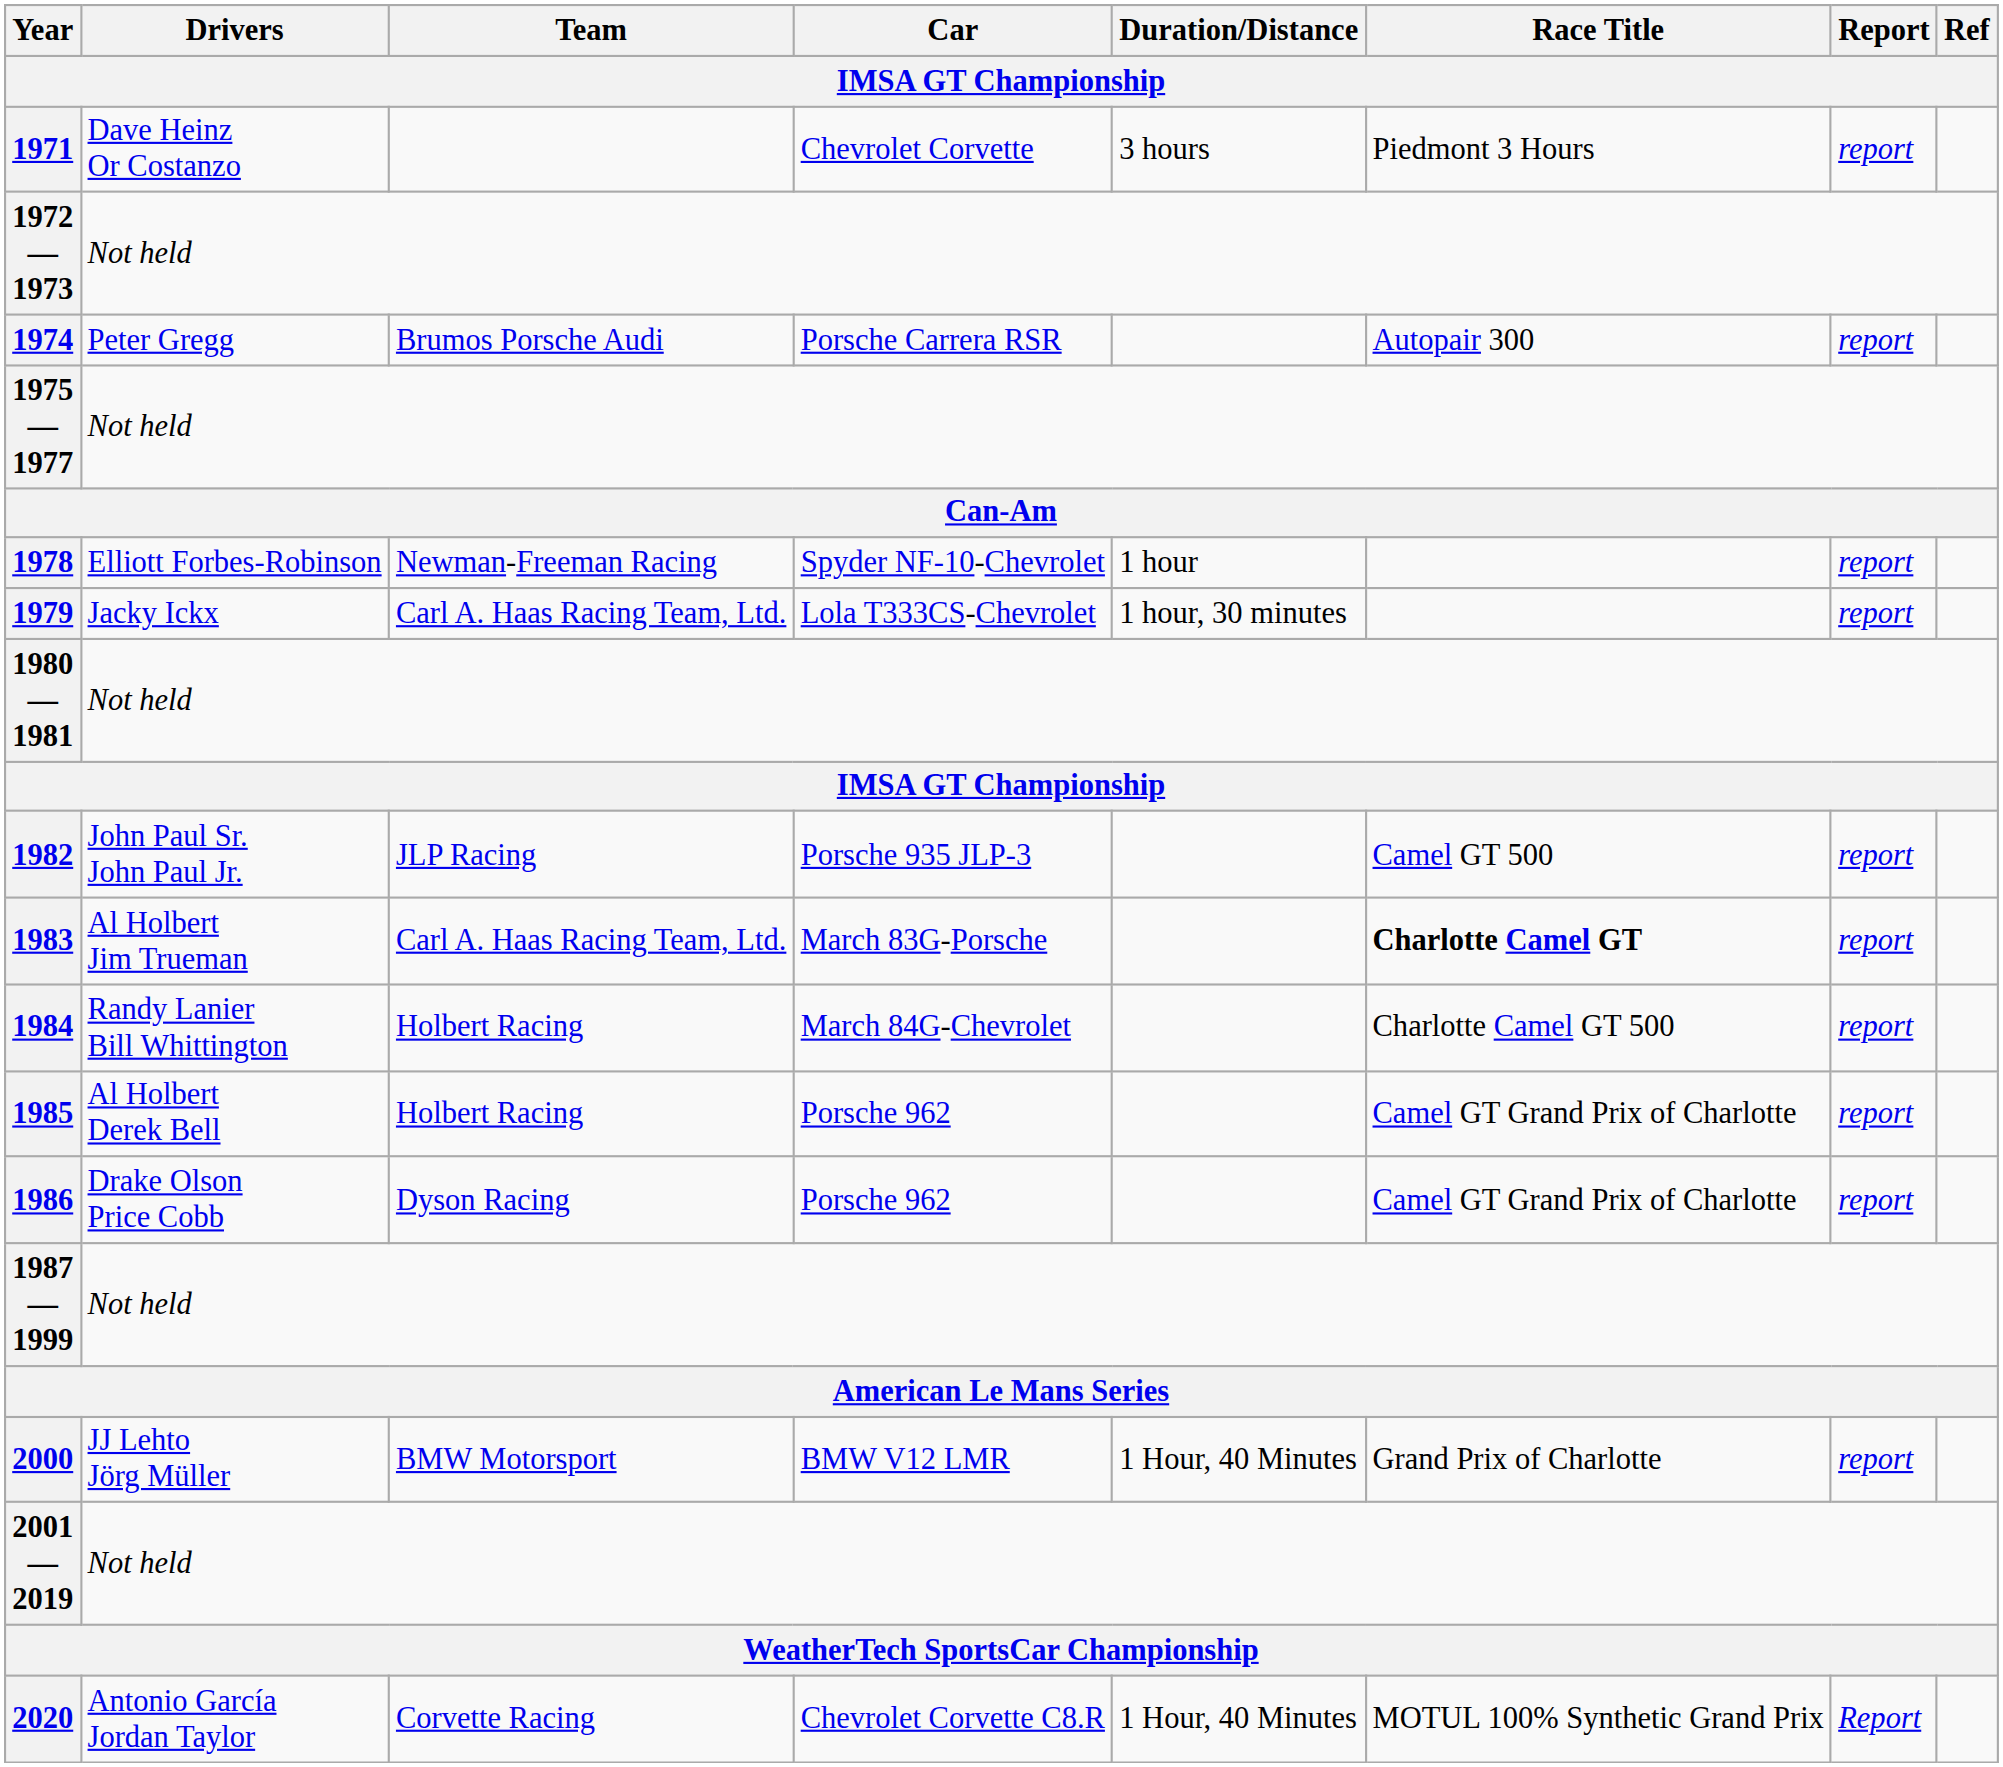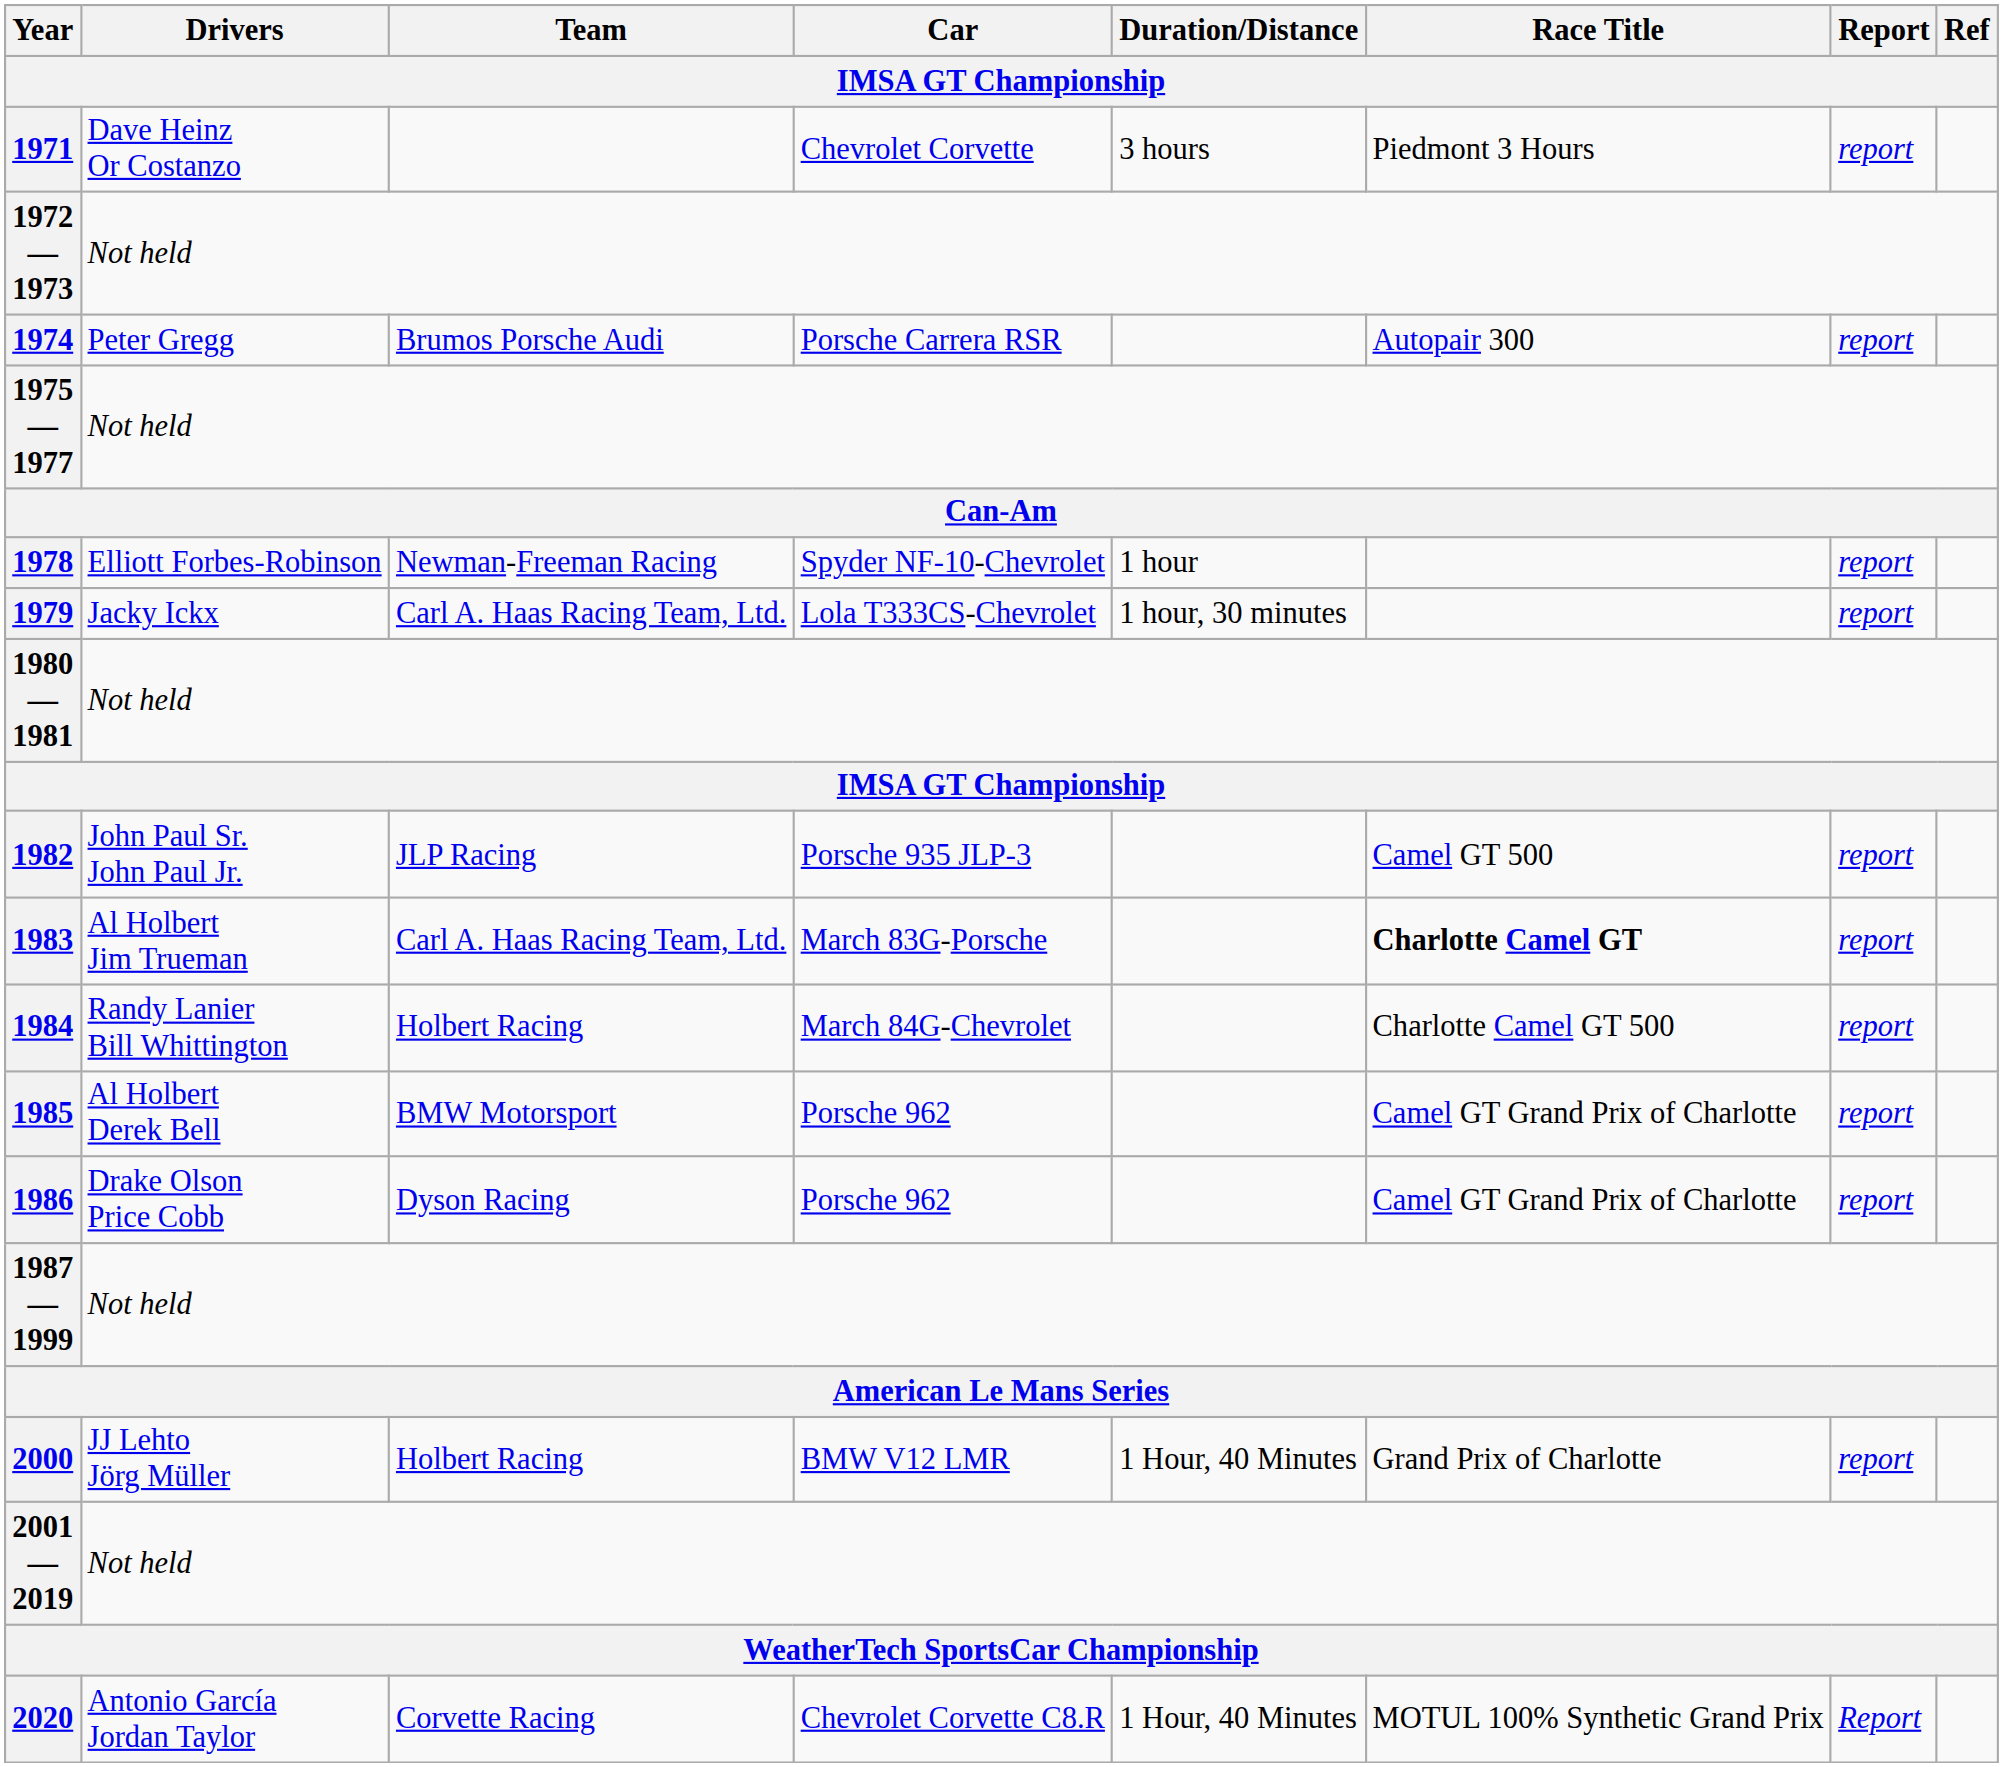(490, 1113) Holbert Racing -> (506, 1113) BMW Motorsport
(506, 1458) BMW Motorsport -> (490, 1458) Holbert Racing
